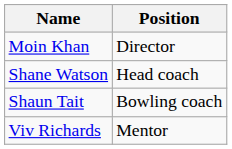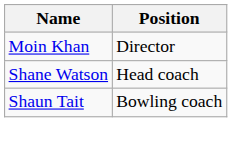- row: (55, 130)
